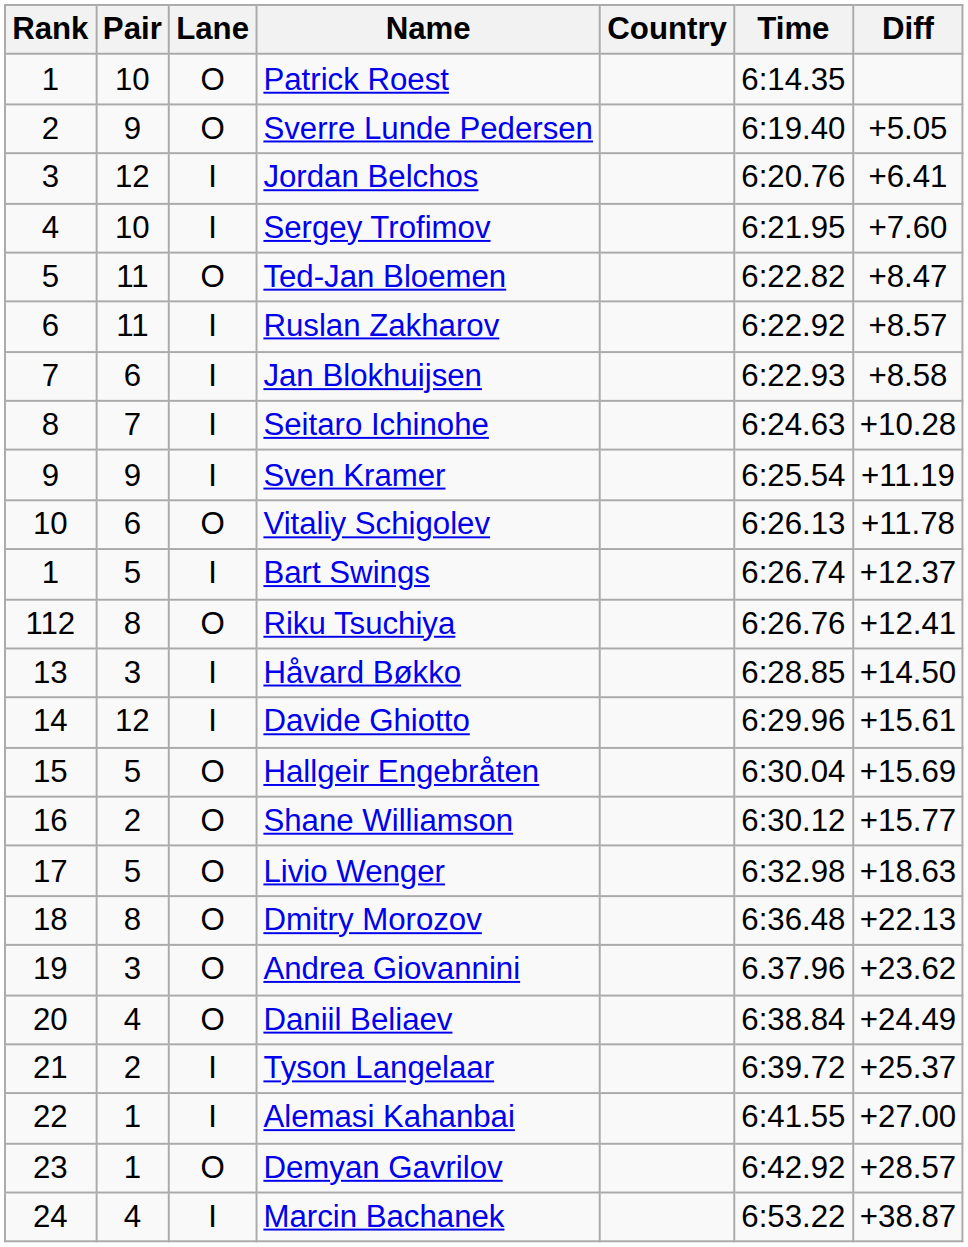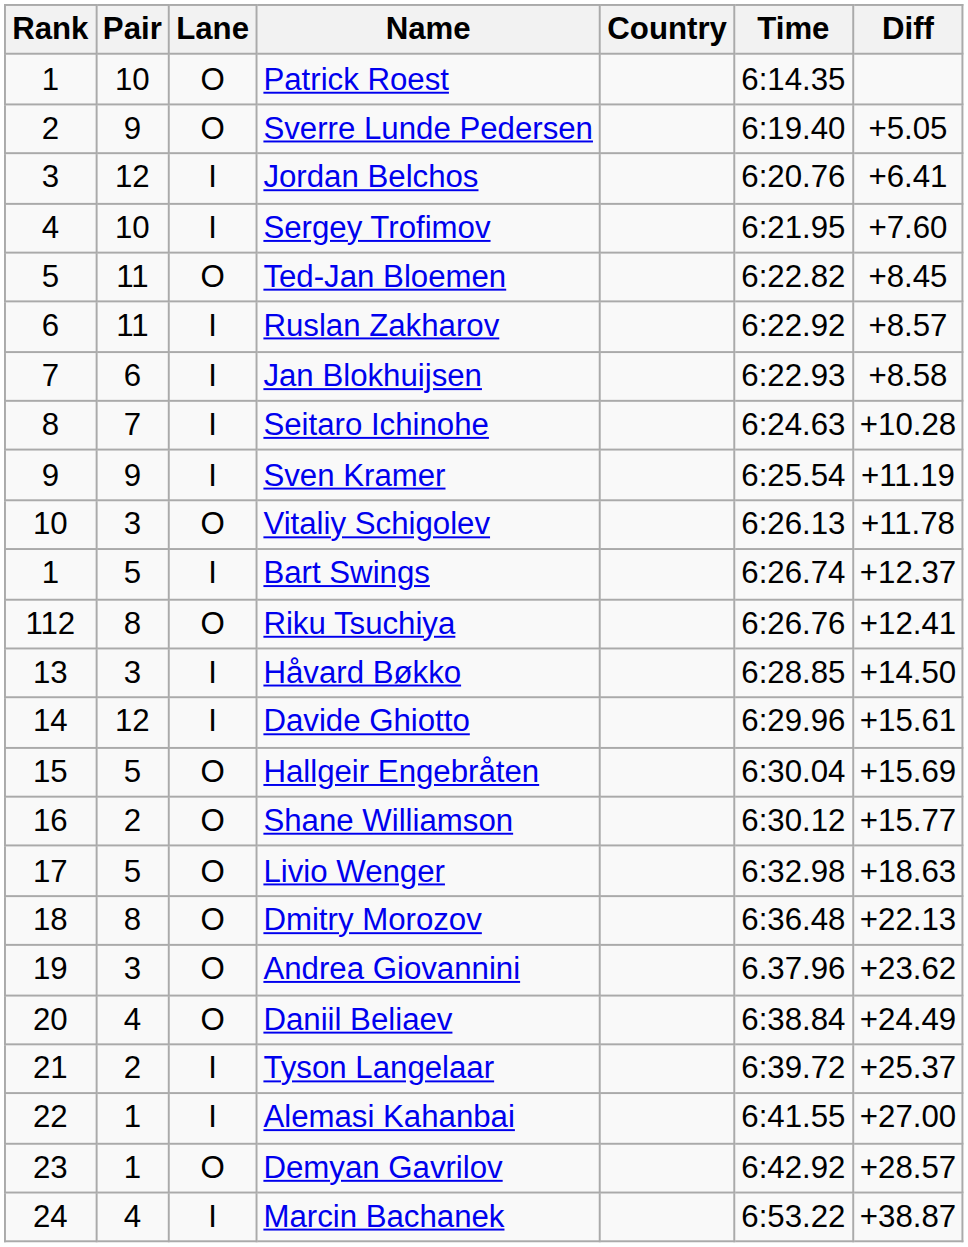(908, 276) +8.47 -> (908, 276) +8.45
(132, 524) 6 -> (132, 524) 3
